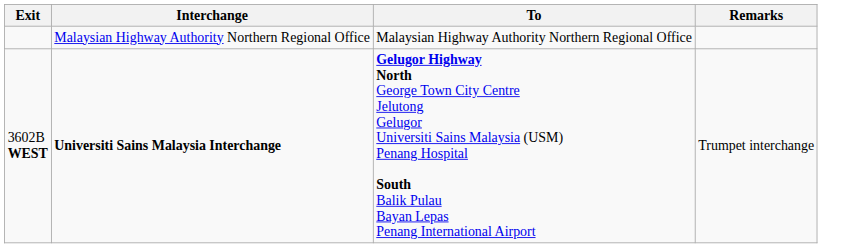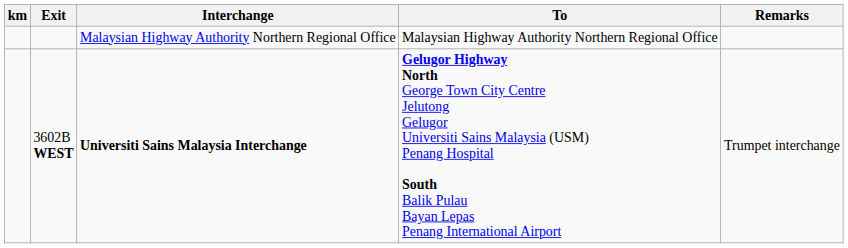+ column: (17, 15)
